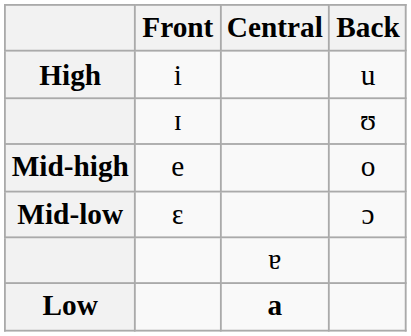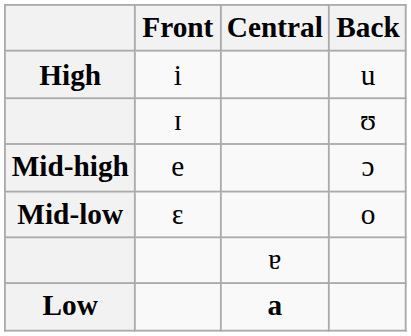(368, 167) o -> (368, 167) ɔ
(368, 213) ɔ -> (368, 213) o
